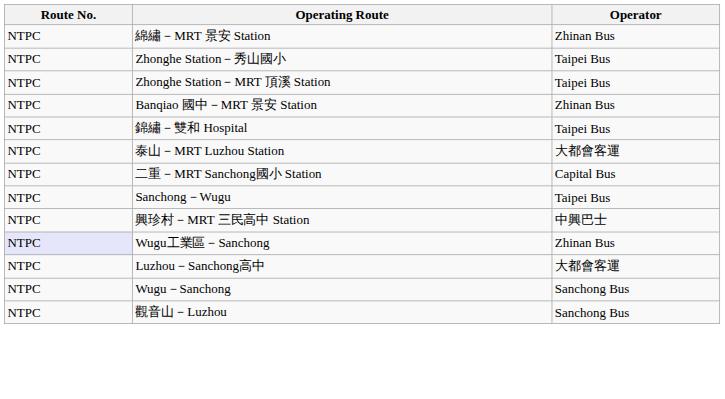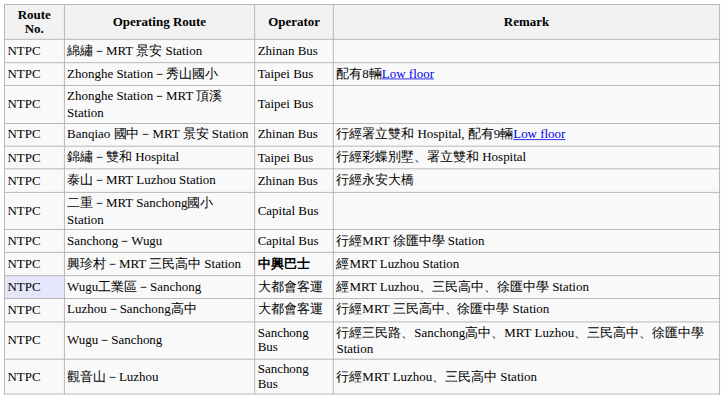+ column: (527, 22)
(587, 151) 大都會客運 -> (288, 180) Zhinan Bus
(583, 197) Taipei Bus -> (288, 241) Capital Bus
(581, 220) normal -> (284, 263) bold
(585, 243) Zhinan Bus -> (290, 286) 大都會客運
